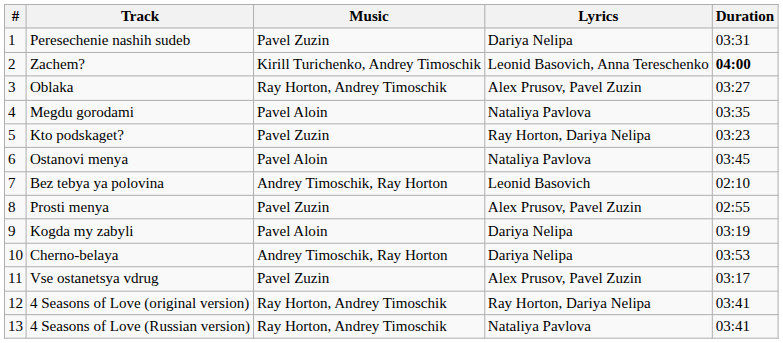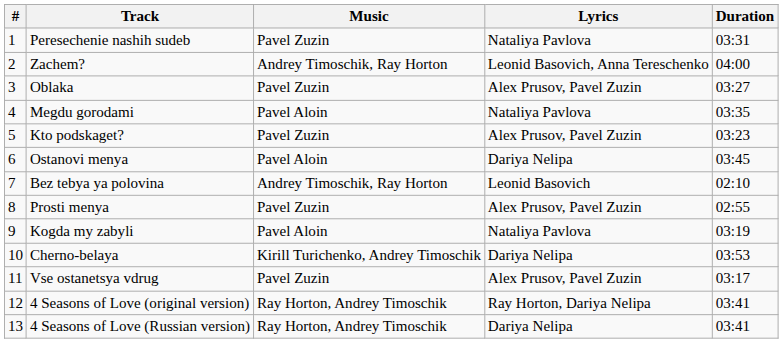(530, 40) Dariya Nelipa -> (539, 40) Nataliya Pavlova
(369, 64) Kirill Turichenko, Andrey Timoschik -> (352, 64) Andrey Timoschik, Ray Horton
(733, 64) bold -> (733, 64) normal
(352, 87) Ray Horton, Andrey Timoschik -> (293, 87) Pavel Zuzin
(569, 135) Ray Horton, Dariya Nelipa -> (565, 135) Alex Prusov, Pavel Zuzin
(539, 159) Nataliya Pavlova -> (530, 159) Dariya Nelipa
(530, 231) Dariya Nelipa -> (539, 231) Nataliya Pavlova
(352, 254) Andrey Timoschik, Ray Horton -> (369, 254) Kirill Turichenko, Andrey Timoschik
(539, 326) Nataliya Pavlova -> (530, 326) Dariya Nelipa
